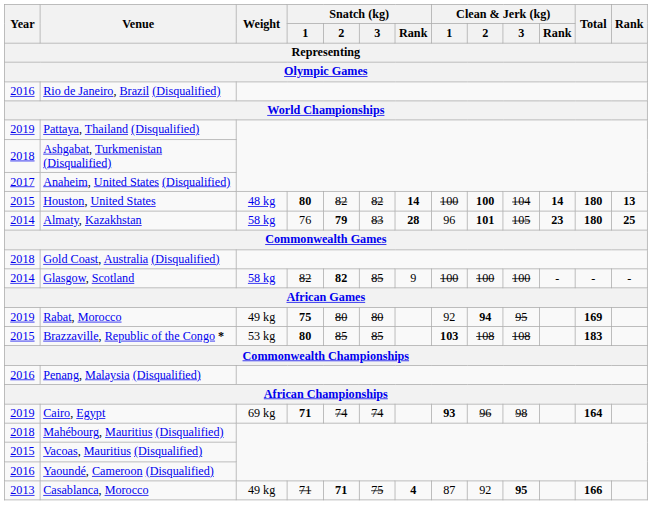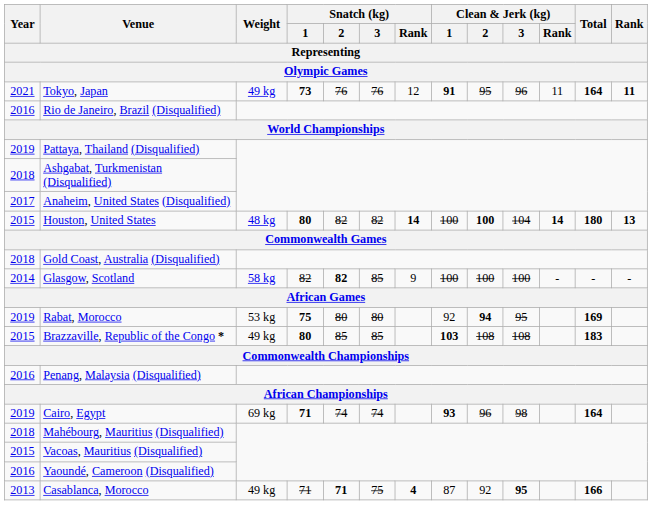+ row: (76, 91)
- row: (92, 220)
(262, 317) 49 kg -> (262, 317) 53 kg
(262, 336) 53 kg -> (262, 336) 49 kg
